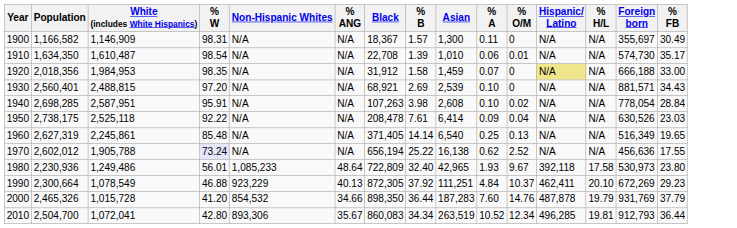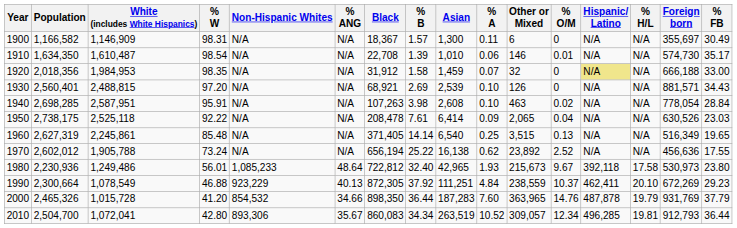+ column: (529, 18)
(215, 151) lavender background -> (215, 151) no background
(385, 167) 722,809 -> (385, 167) 722,812
